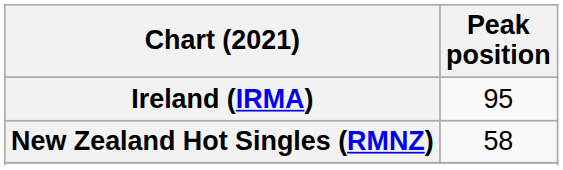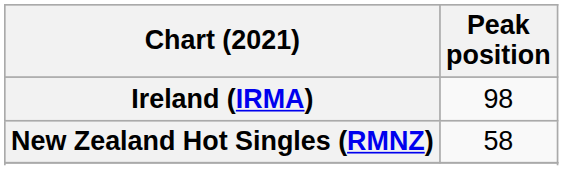(498, 98) 95 -> (498, 98) 98
